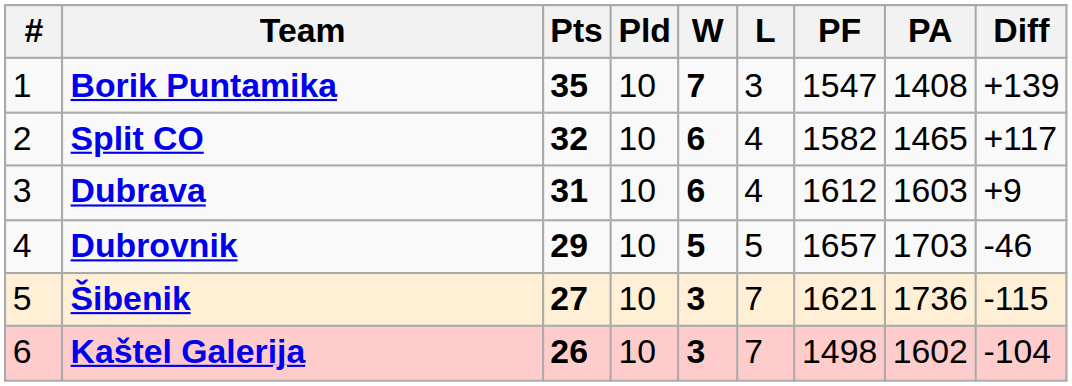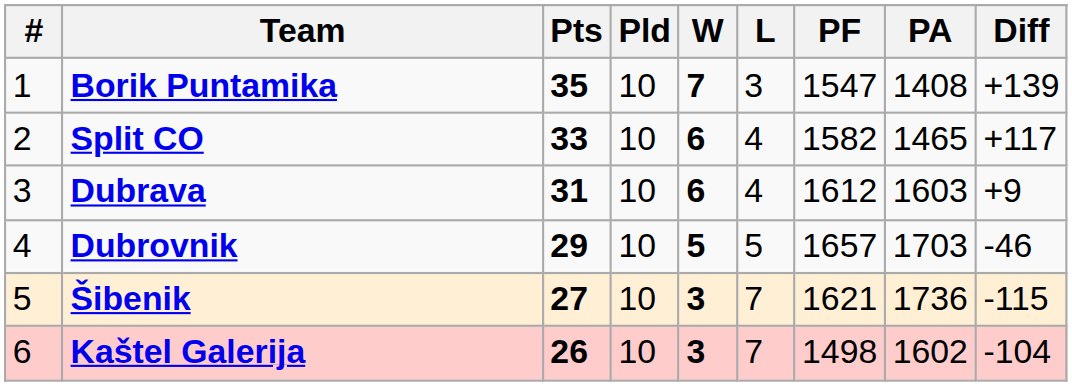(569, 138) 32 -> (569, 138) 33
